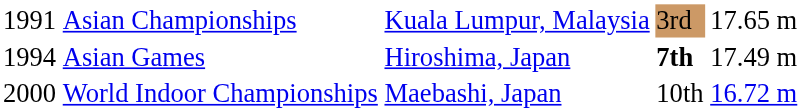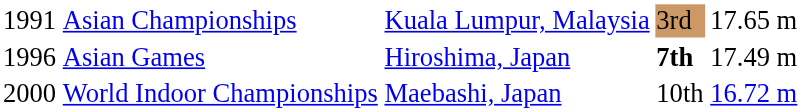(30, 57) 1994 -> (30, 57) 1996
